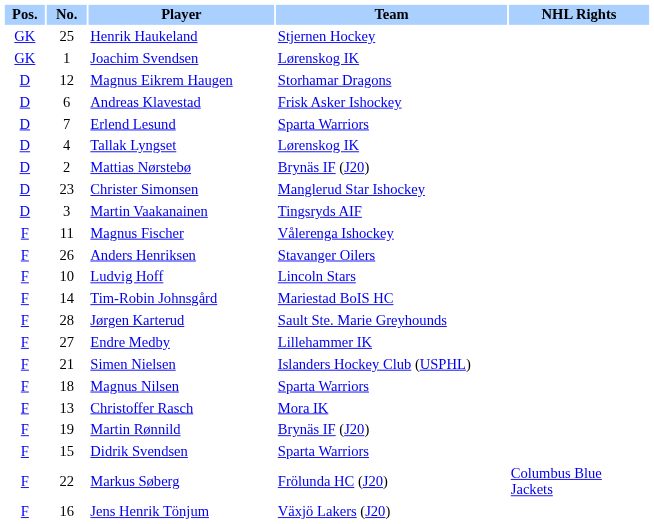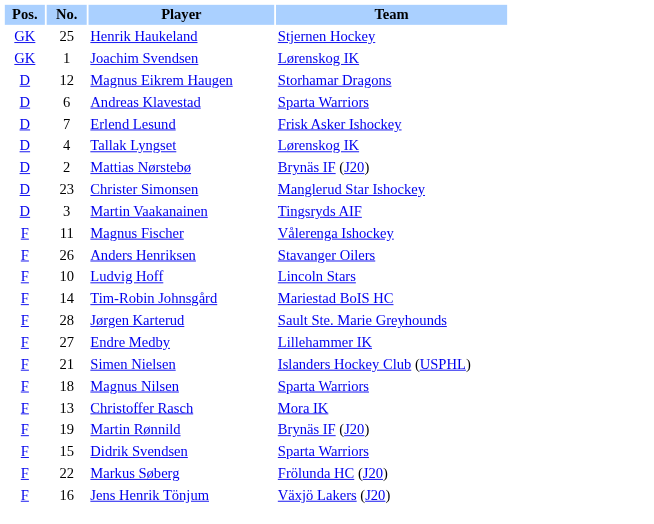- column: (579, 14)
(340, 102) Frisk Asker Ishockey -> (323, 102) Sparta Warriors
(323, 124) Sparta Warriors -> (340, 124) Frisk Asker Ishockey
